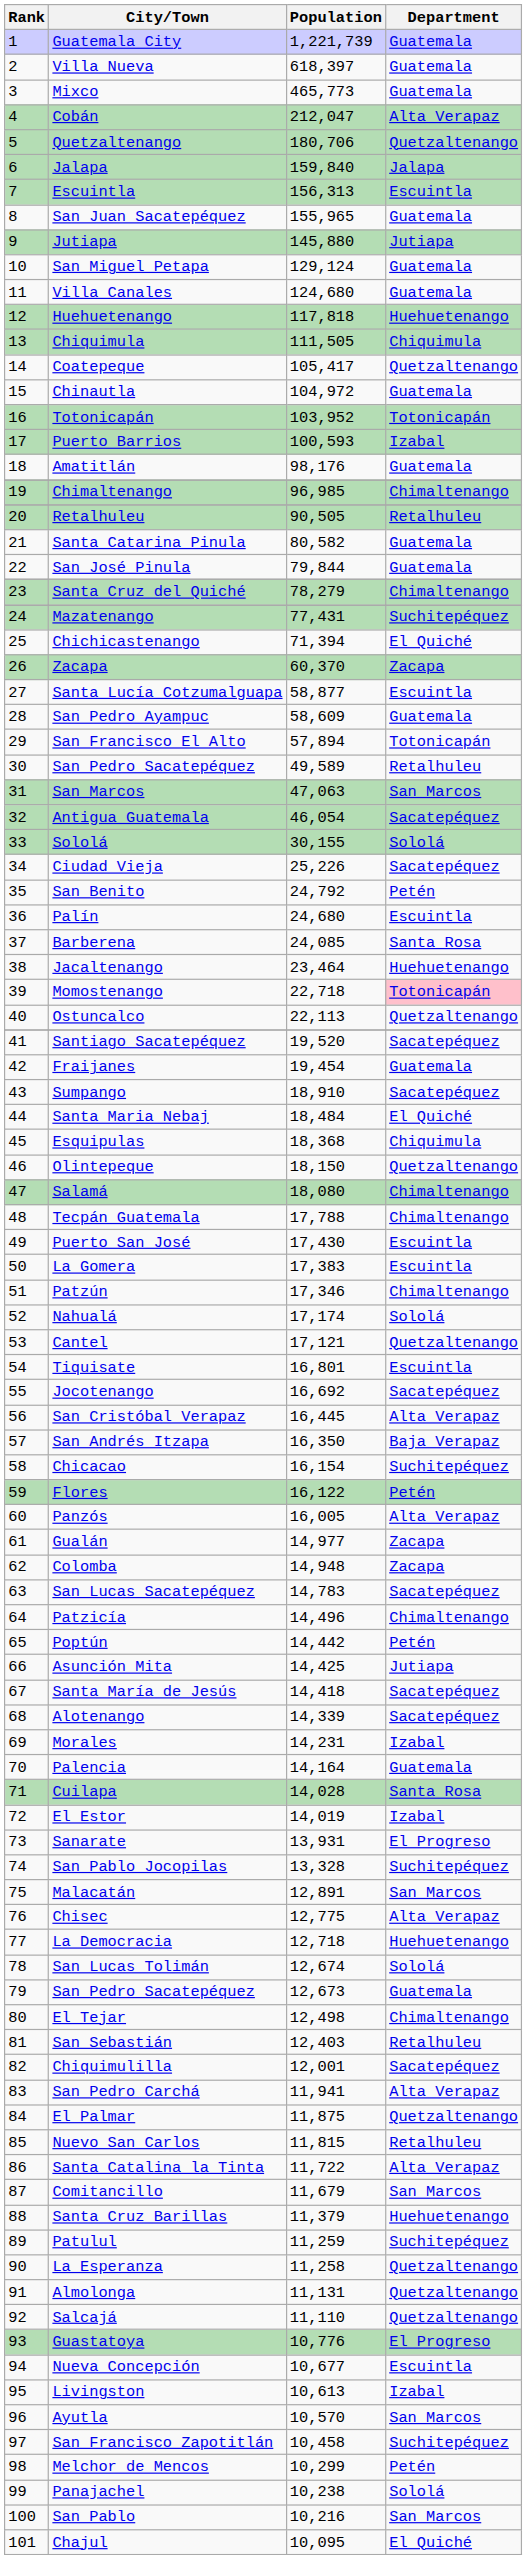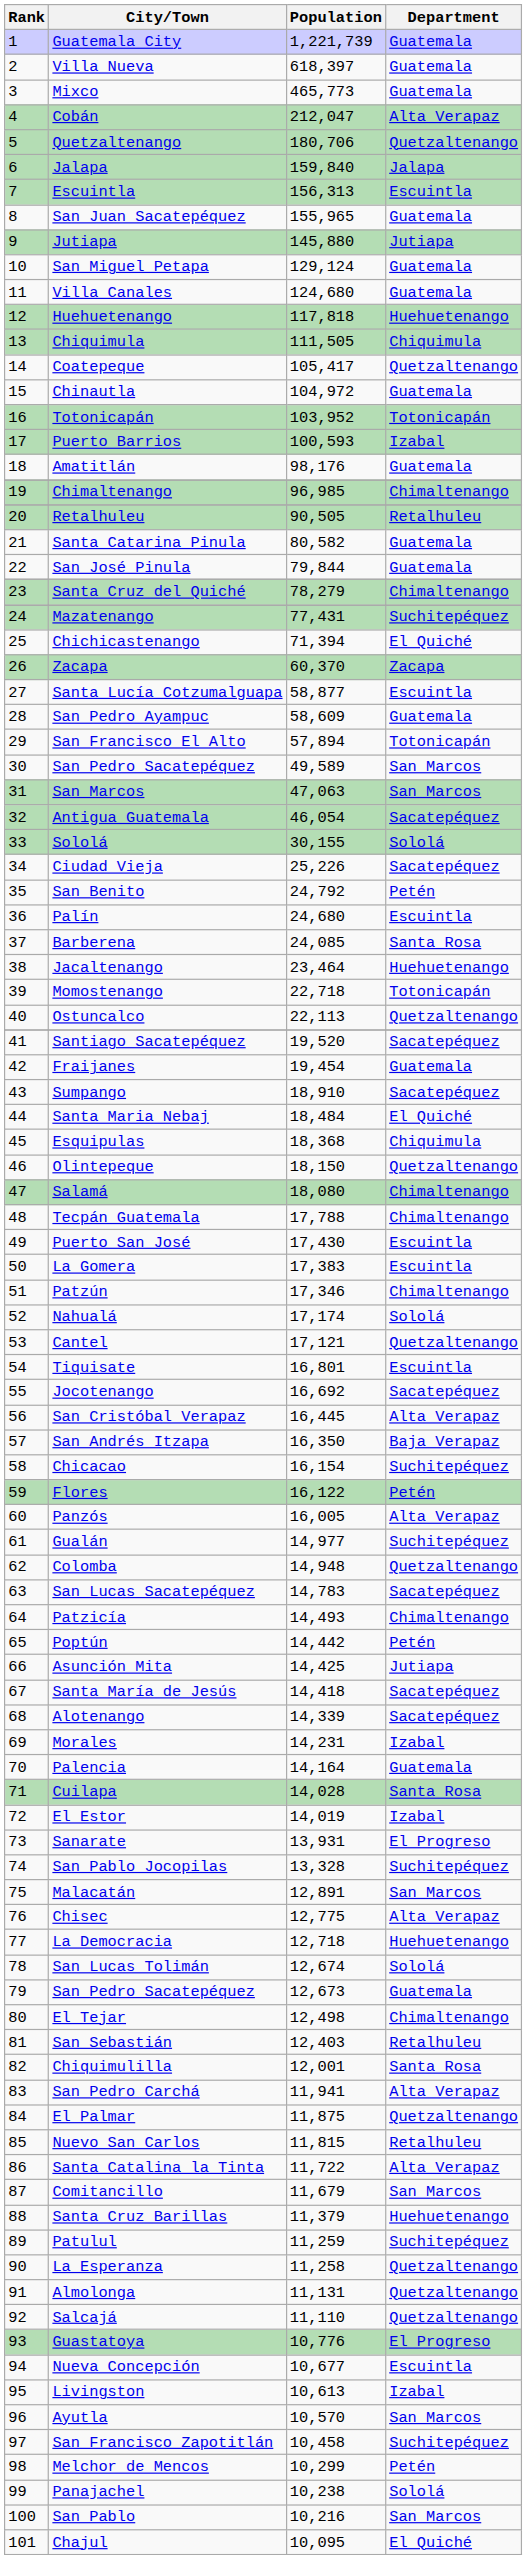(435, 767) Retalhuleu -> (435, 767) San Marcos
(440, 992) pink background -> (440, 992) no background
(417, 1542) Zacapa -> (449, 1542) Suchitepéquez
(417, 1567) Zacapa -> (454, 1567) Quetzaltenango
(317, 1617) 14,496 -> (317, 1617) 14,493
(444, 2067) Sacatepéquez -> (435, 2067) Santa Rosa
